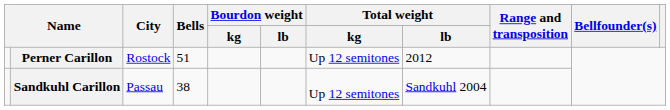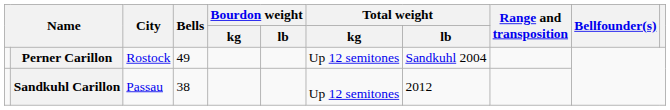(183, 57) 51 -> (183, 57) 49
(419, 57) 2012 -> (446, 57) Sandkuhl 2004
(446, 86) Sandkuhl 2004 -> (419, 86) 2012
